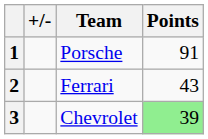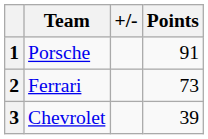columns swapped: (40, 20) <-> (99, 20)
(189, 85) 43 -> (189, 85) 73
(189, 117) lightgreen background -> (189, 117) no background
